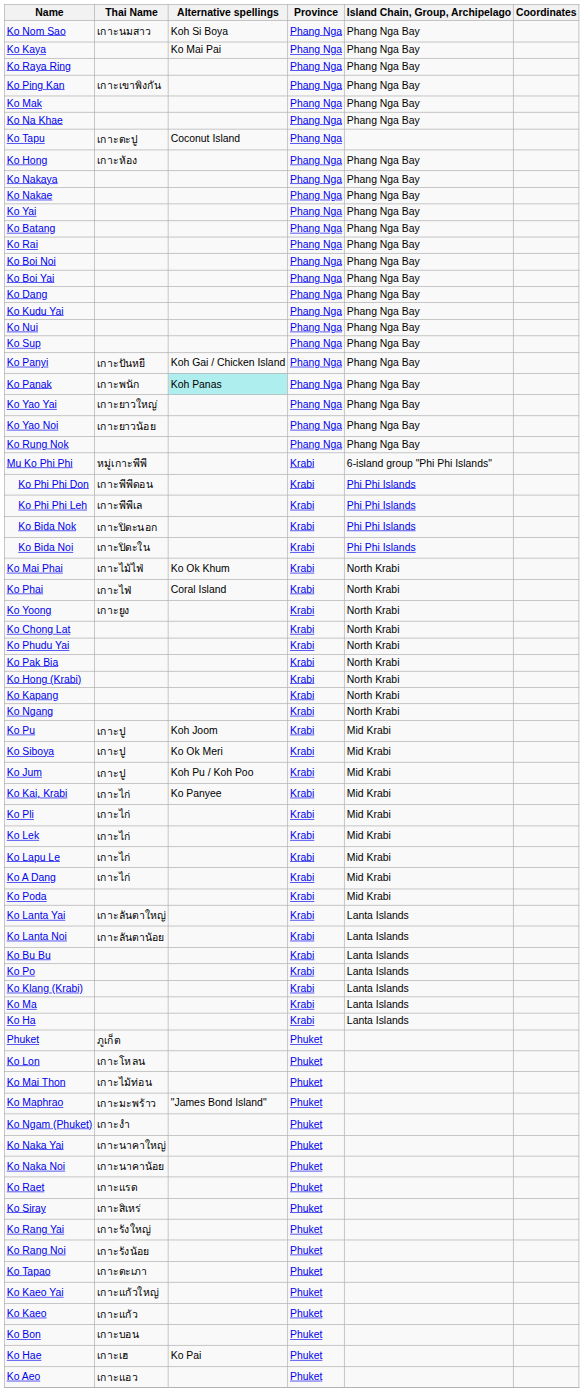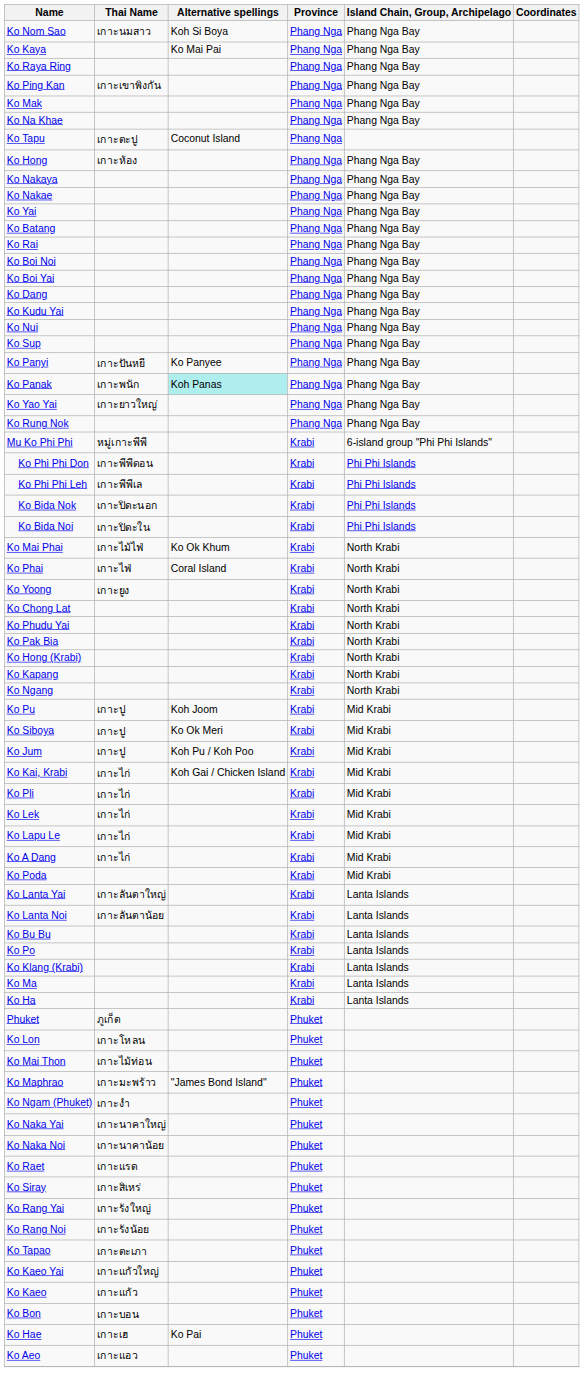(228, 363) Koh Gai / Chicken Island -> (196, 363) Ko Panyee
- row: (33, 426)
(196, 794) Ko Panyee -> (228, 773) Koh Gai / Chicken Island
